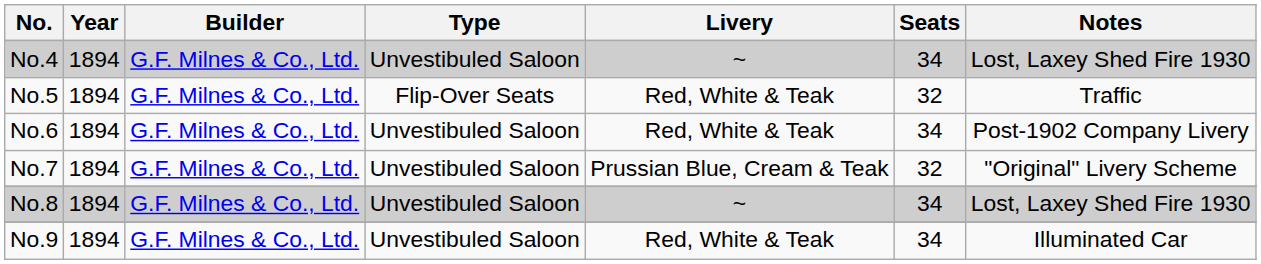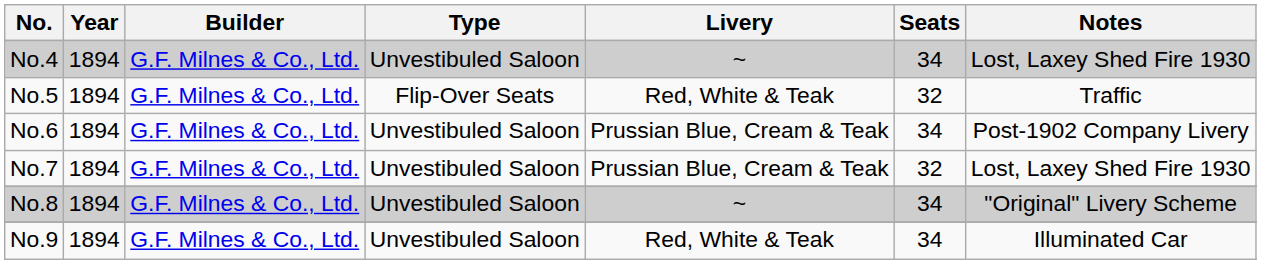(739, 131) Red, White & Teak -> (739, 131) Prussian Blue, Cream & Teak
(1111, 167) "Original" Livery Scheme -> (1111, 167) Lost, Laxey Shed Fire 1930
(1111, 204) Lost, Laxey Shed Fire 1930 -> (1111, 204) "Original" Livery Scheme
